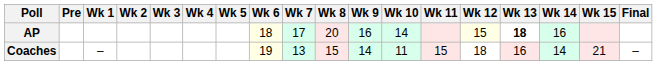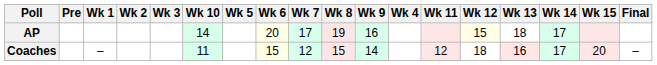columns swapped: (200, 13) <-> (401, 13)
(266, 32) 18 -> (272, 32) 20
(332, 32) 20 -> (339, 32) 19
(520, 32) bold -> (520, 32) normal
(559, 32) 16 -> (559, 32) 17
(266, 51) 19 -> (272, 51) 15
(299, 51) 13 -> (305, 51) 12
(441, 51) 15 -> (441, 51) 12
(559, 51) 14 -> (559, 51) 17
(599, 51) 21 -> (599, 51) 20
